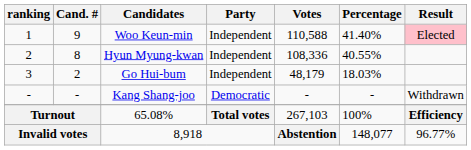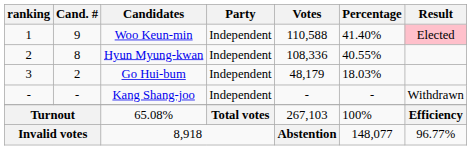(240, 94) Democratic -> (240, 94) Independent
